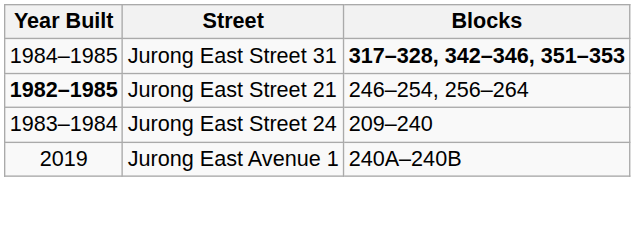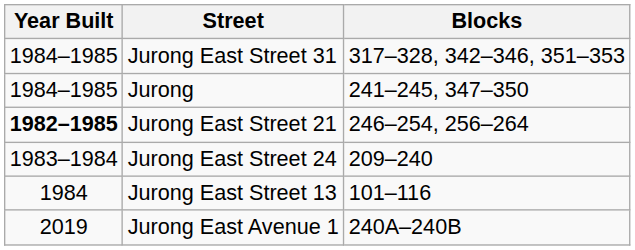(487, 55) bold -> (487, 55) normal
+ row: (161, 90)
+ row: (232, 192)
